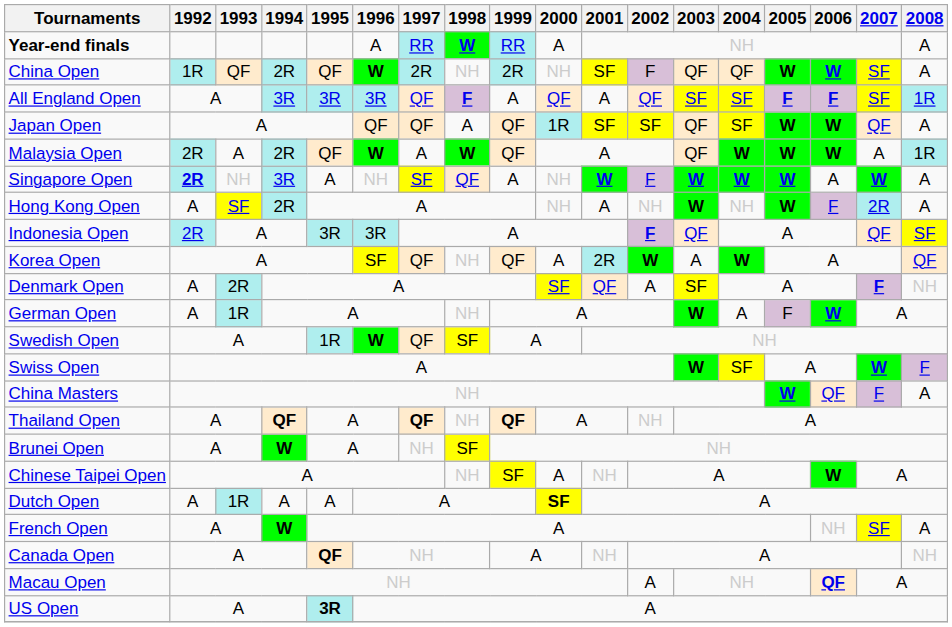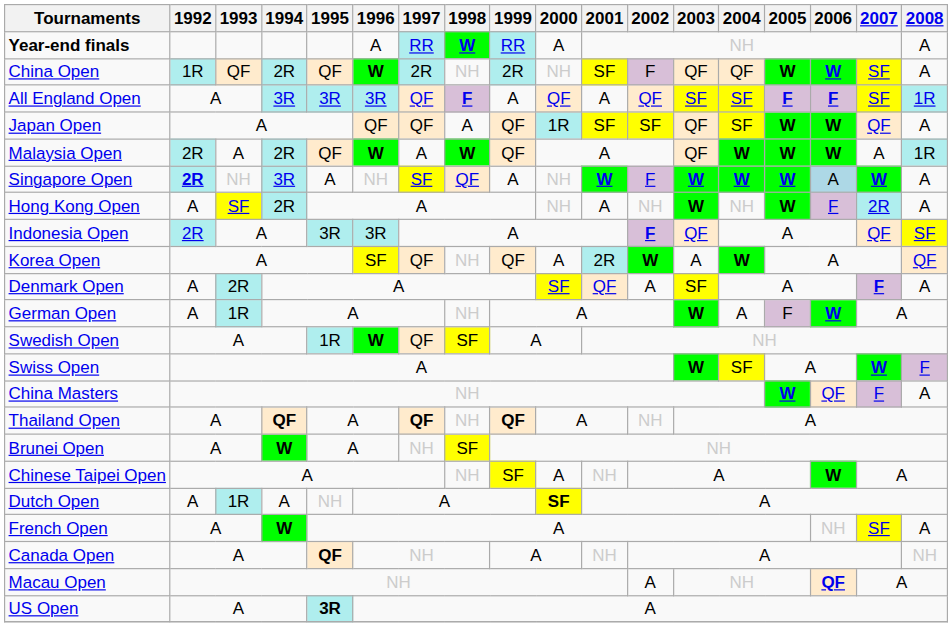(833, 179) no background -> (833, 179) lightblue background
(925, 287) NH -> (925, 287) A
(330, 502) A -> (330, 502) NH
